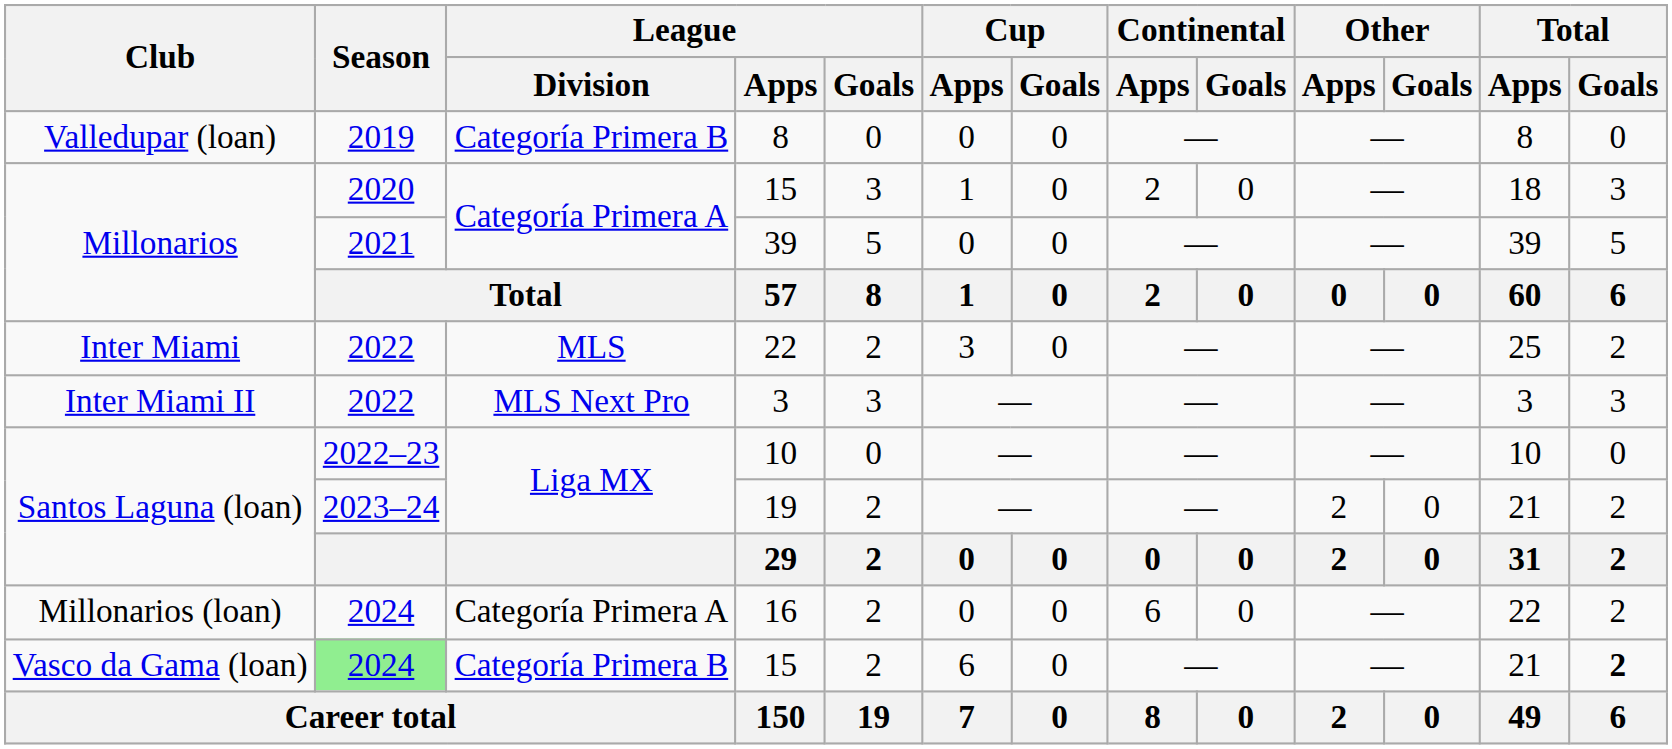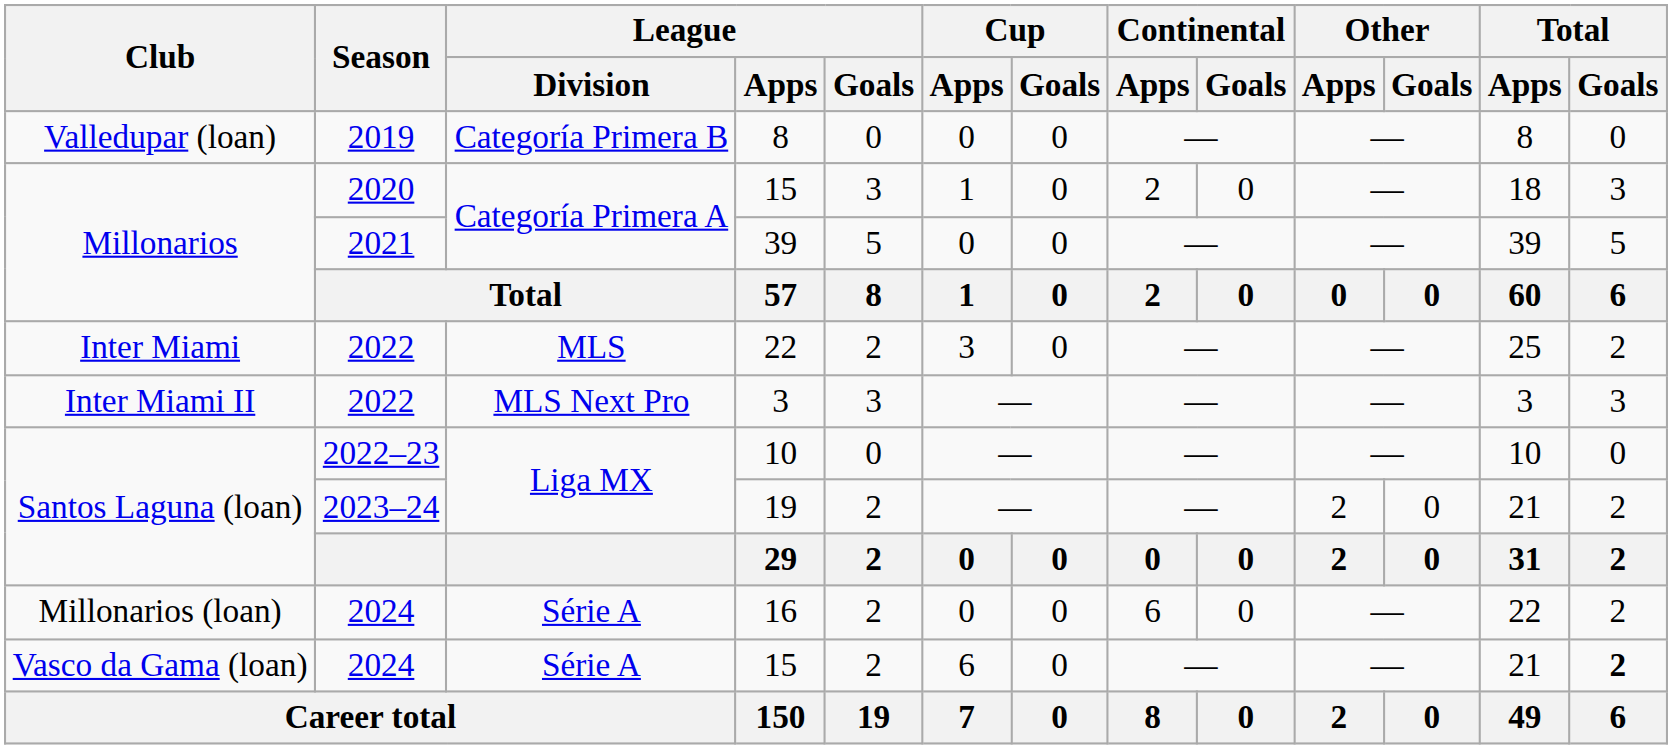(591, 611) Categoría Primera A -> (591, 611) Série A
(381, 664) lightgreen background -> (381, 664) no background
(591, 664) Categoría Primera B -> (591, 664) Série A
